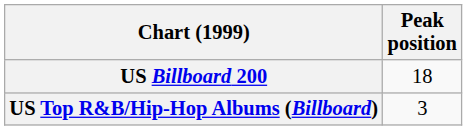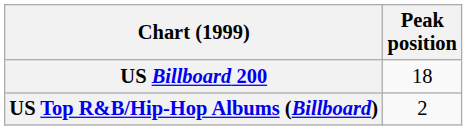(422, 108) 3 -> (422, 108) 2
